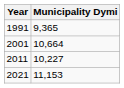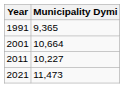(48, 75) 11,153 -> (48, 75) 11,473
